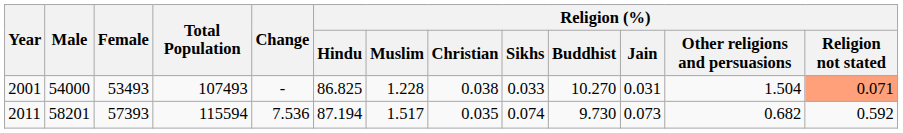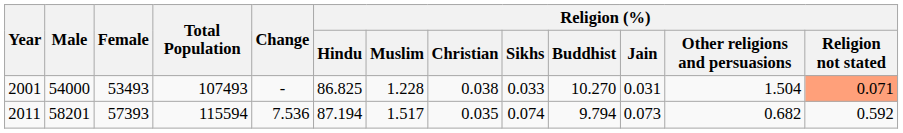(598, 114) 9.730 -> (598, 114) 9.794
